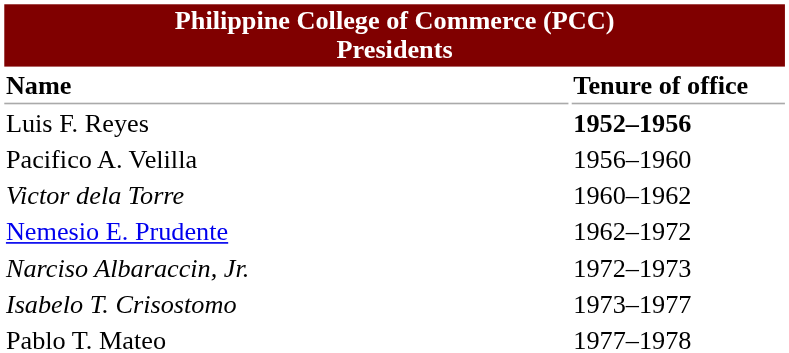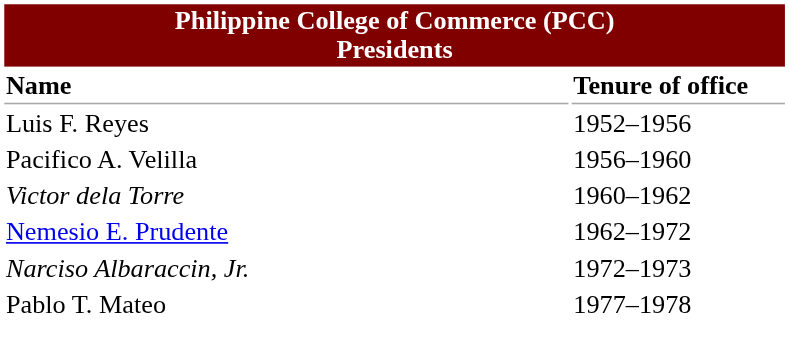(632, 123) bold -> (632, 123) normal
- row: (121, 304)
